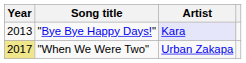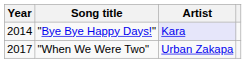(20, 31) 2013 -> (20, 31) 2014
(20, 49) khaki background -> (20, 49) no background
